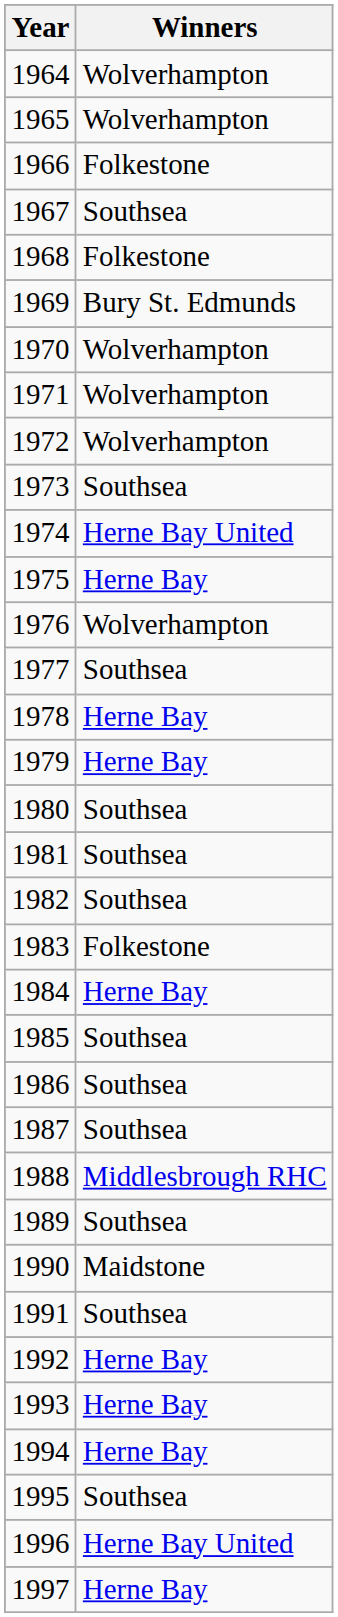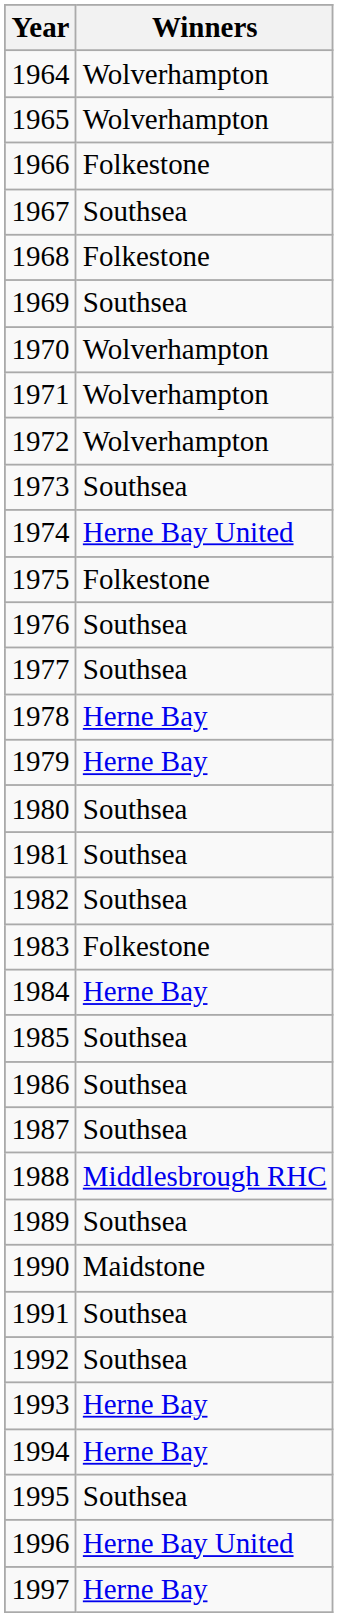(189, 303) Bury St. Edmunds -> (135, 303) Southsea
(145, 578) Herne Bay -> (146, 578) Folkestone
(176, 624) Wolverhampton -> (135, 624) Southsea
(145, 1359) Herne Bay -> (135, 1359) Southsea
